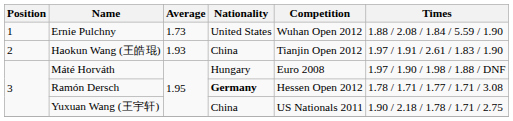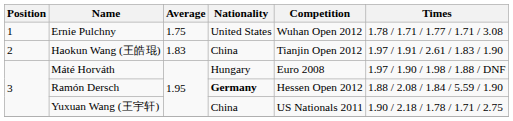(176, 31) 1.73 -> (176, 31) 1.75
(435, 31) 1.88 / 2.08 / 1.84 / 5.59 / 1.90 -> (435, 31) 1.78 / 1.71 / 1.77 / 1.71 / 3.08
(176, 50) 1.93 -> (176, 50) 1.83
(435, 87) 1.78 / 1.71 / 1.77 / 1.71 / 3.08 -> (435, 87) 1.88 / 2.08 / 1.84 / 5.59 / 1.90
